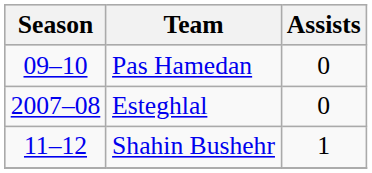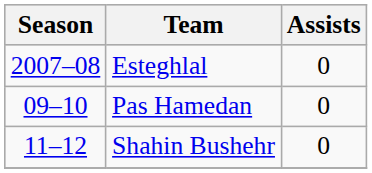rows swapped: (160, 106) <-> (182, 65)
(324, 146) 1 -> (324, 146) 0
